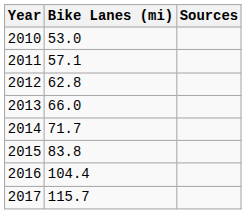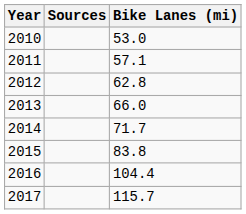columns swapped: (110, 16) <-> (209, 16)
